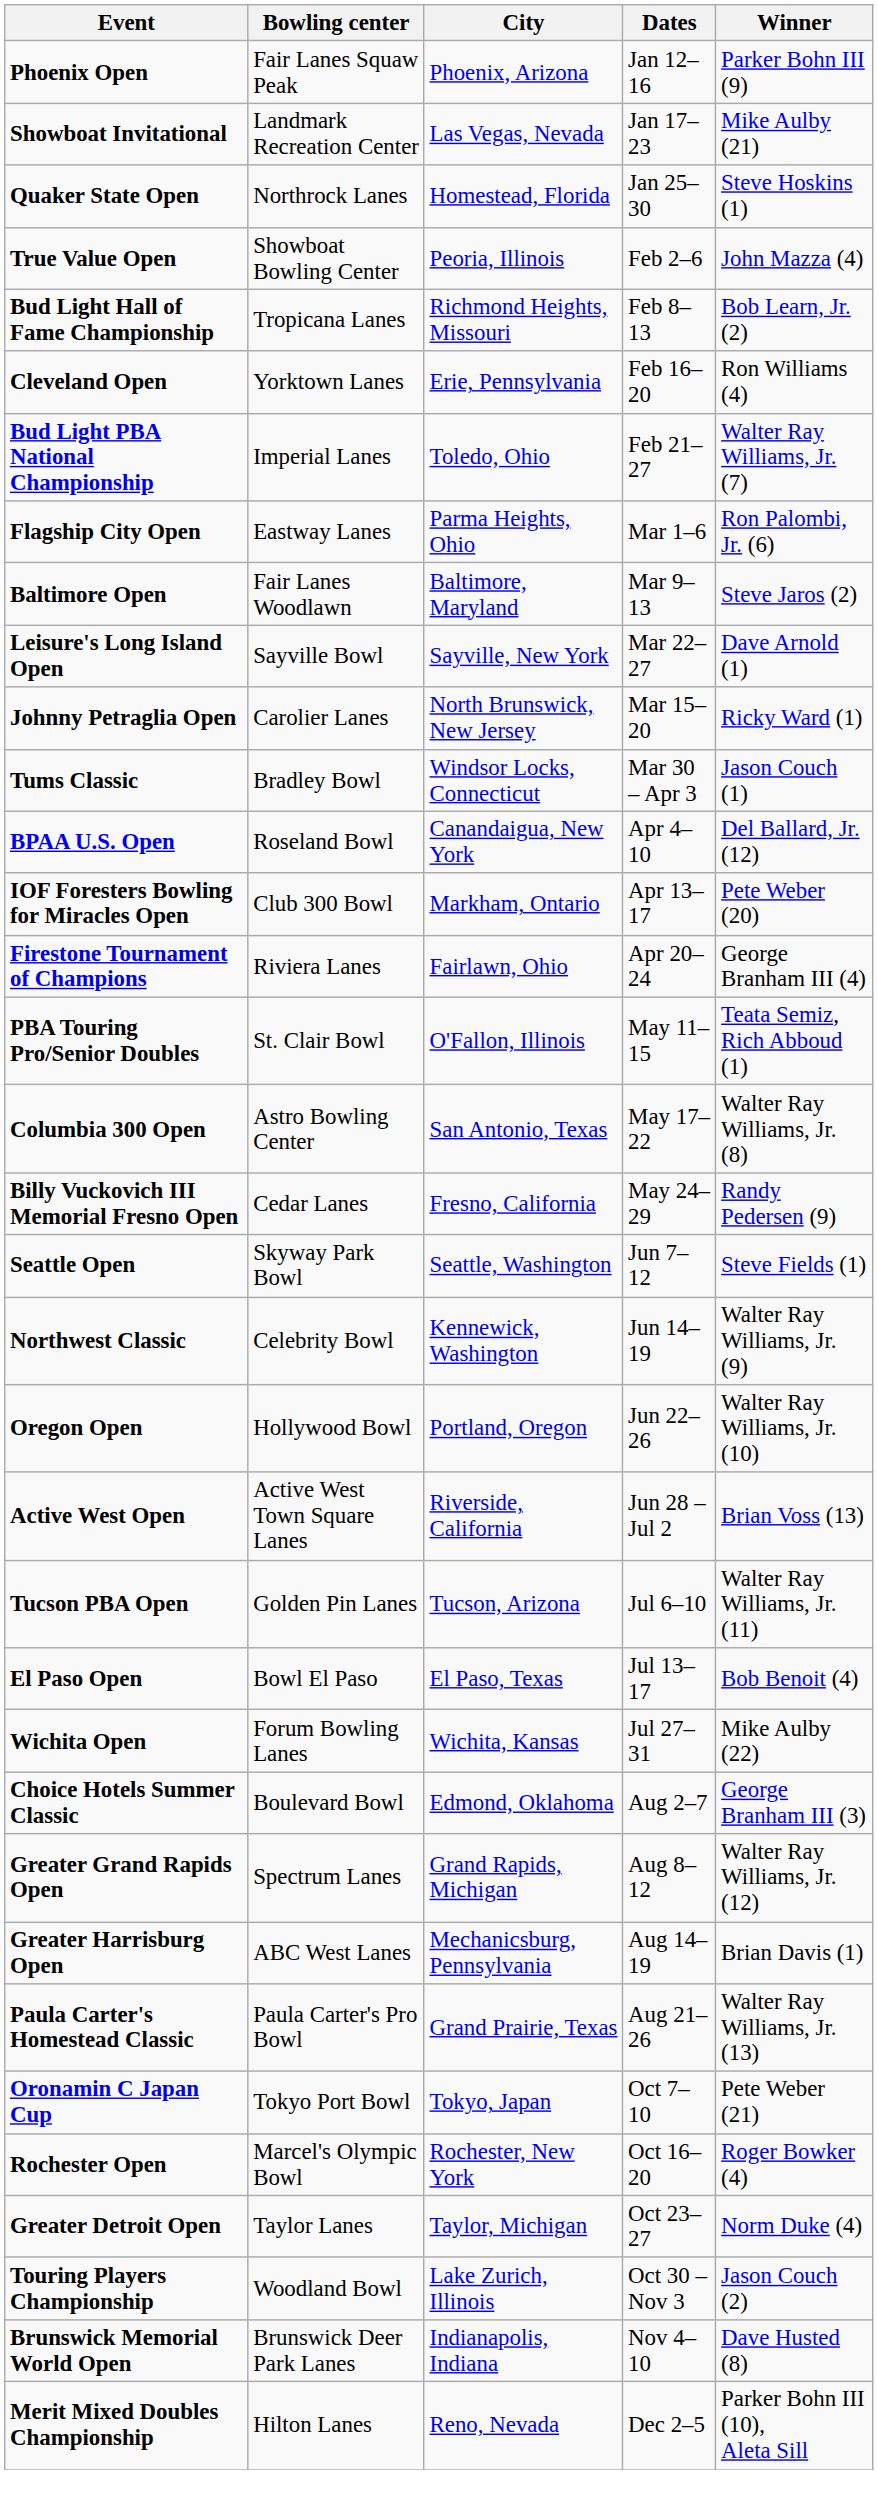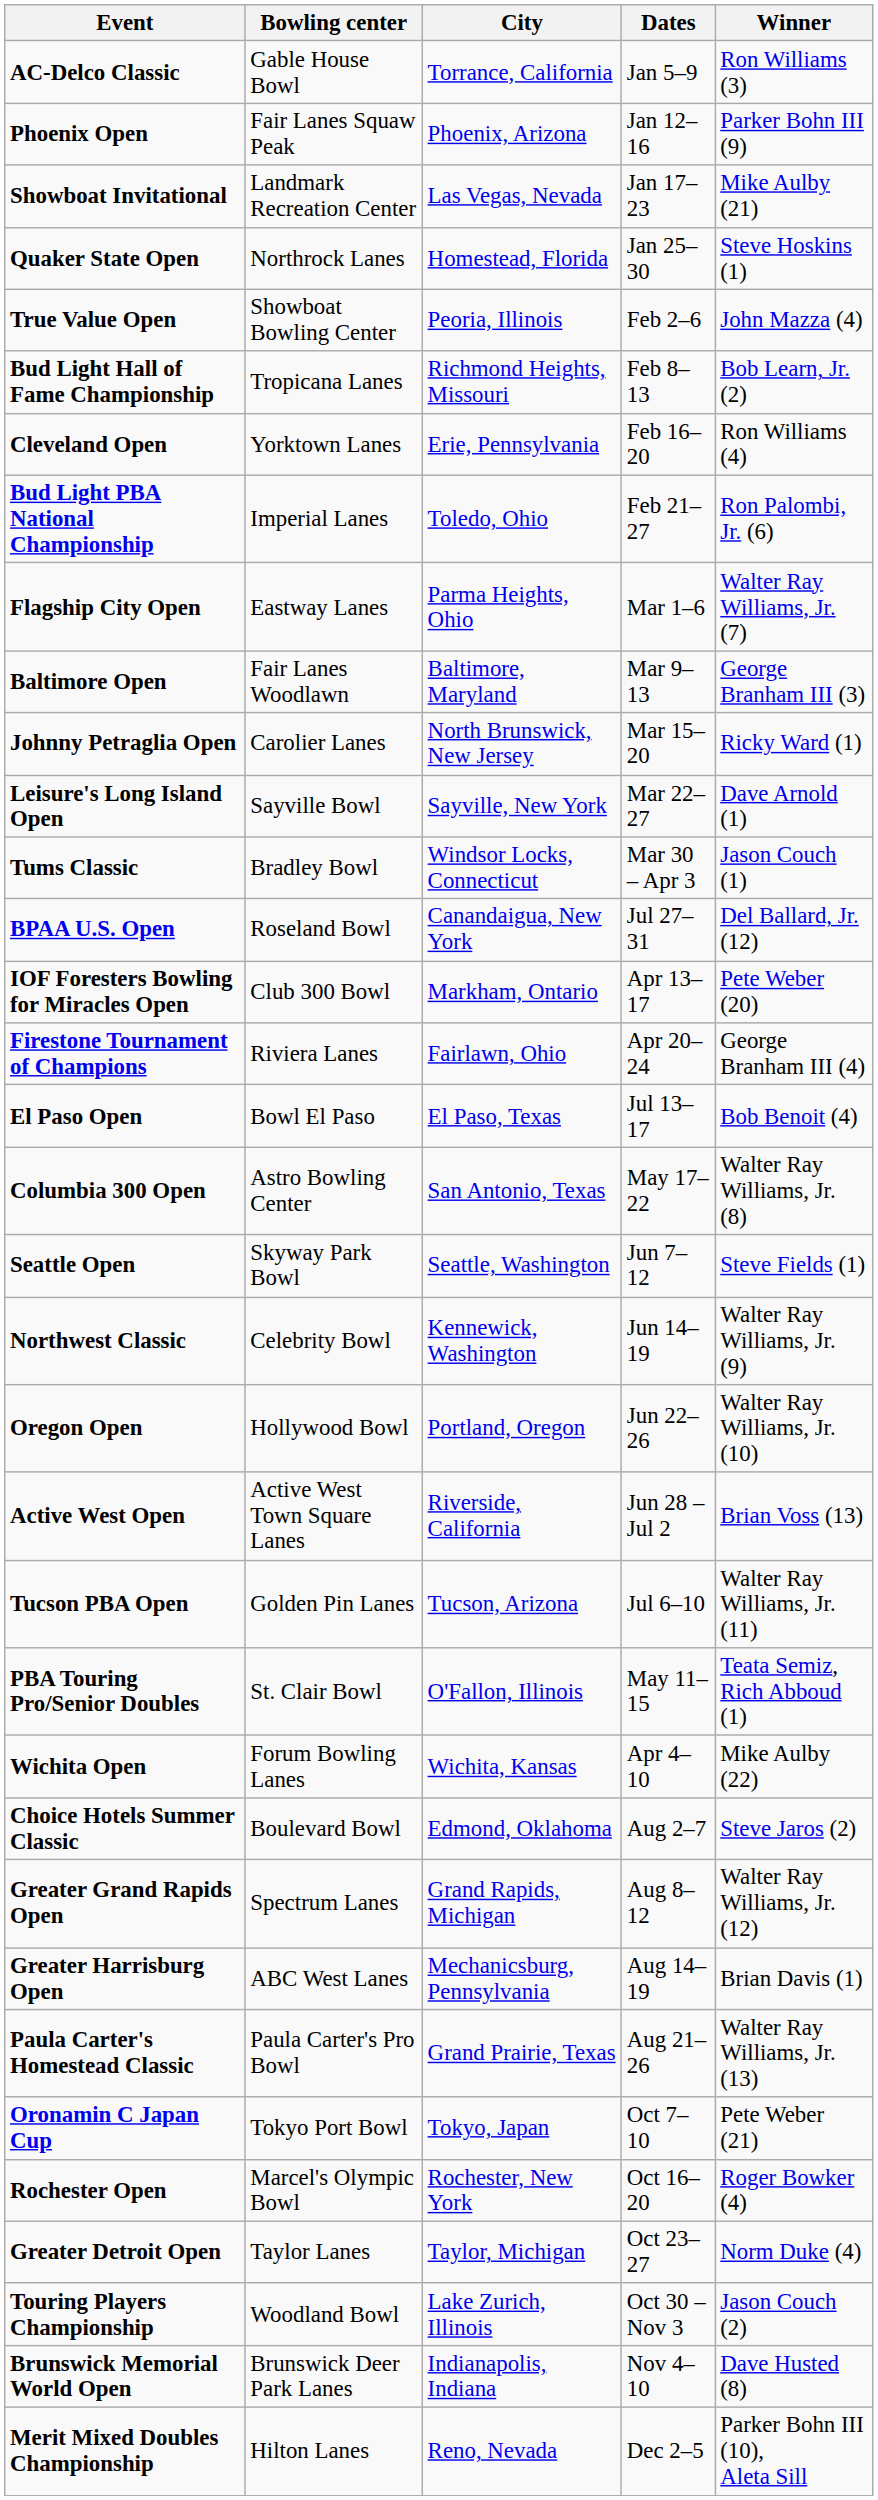+ row: (95, 71)
(779, 456) Walter Ray Williams, Jr. (7) -> (783, 518) Ron Palombi, Jr. (6)
(784, 531) Ron Palombi, Jr. (6) -> (778, 606) Walter Ray Williams, Jr. (7)
(789, 593) Steve Jaros (2) -> (793, 681) George Branham III (3)
rows swapped: (123, 717) <-> (116, 655)
(660, 841) Apr 4–10 -> (660, 929) Jul 27–31
rows swapped: (105, 1040) <-> (76, 1678)
- row: (124, 1203)
(661, 1740) Jul 27–31 -> (659, 1766) Apr 4–10
(794, 1802) George Branham III (3) -> (788, 1828) Steve Jaros (2)
